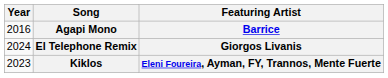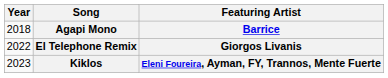(19, 30) 2016 -> (19, 30) 2018
(19, 47) 2024 -> (19, 47) 2022
